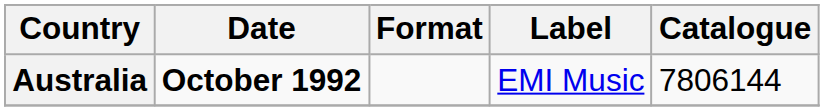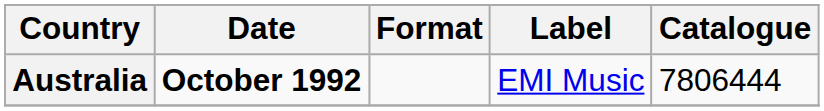(720, 79) 7806144 -> (720, 79) 7806444
